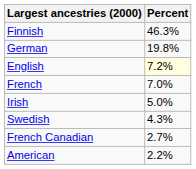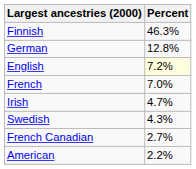(163, 49) 19.8% -> (163, 49) 12.8%
(160, 102) 5.0% -> (160, 102) 4.7%
